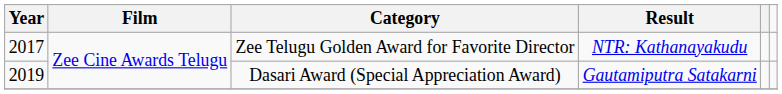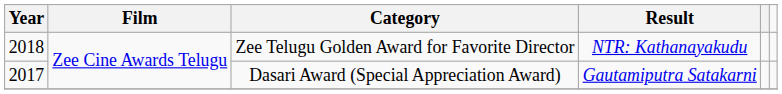(26, 46) 2017 -> (26, 46) 2018
(26, 74) 2019 -> (26, 74) 2017
